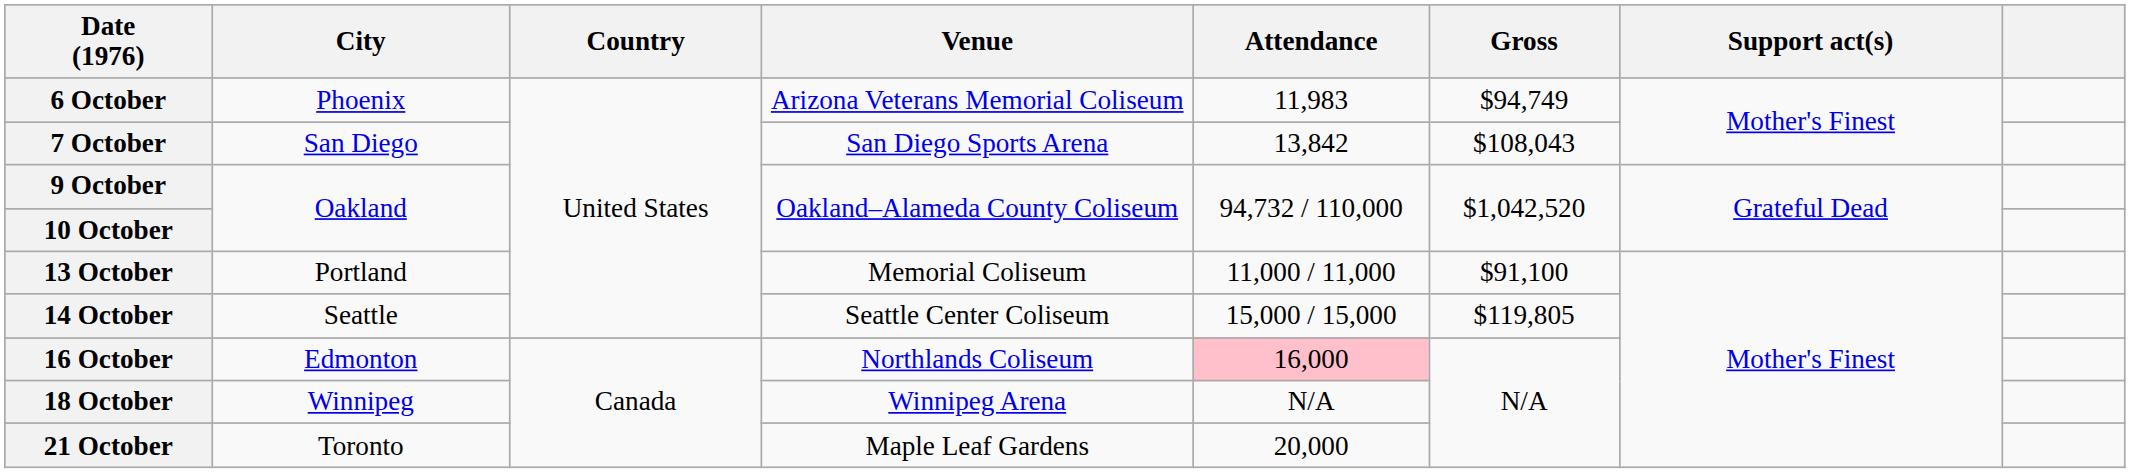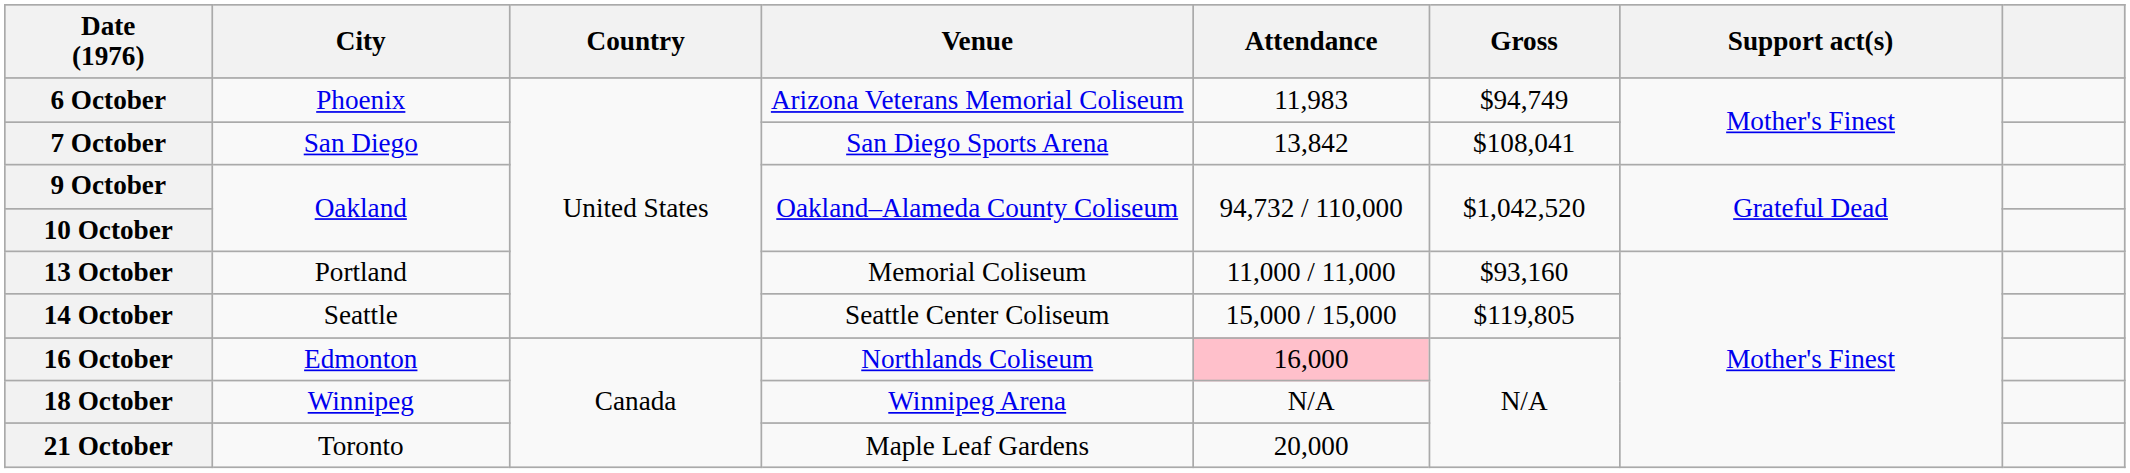(1524, 142) $108,043 -> (1524, 142) $108,041
(1524, 272) $91,100 -> (1524, 272) $93,160
